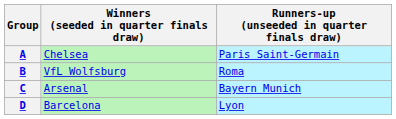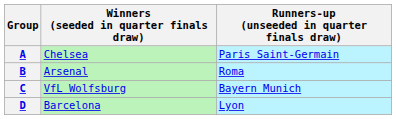(85, 72) VfL Wolfsburg -> (66, 72) Arsenal
(66, 89) Arsenal -> (85, 89) VfL Wolfsburg
